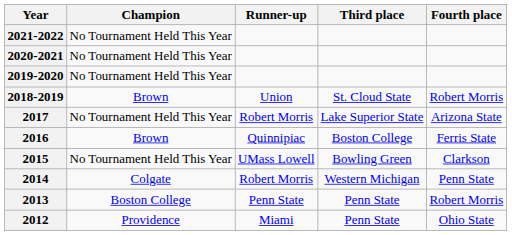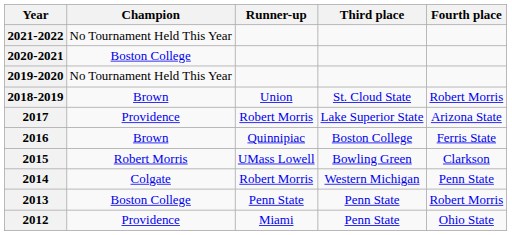(151, 55) No Tournament Held This Year -> (151, 55) Boston College
(151, 117) No Tournament Held This Year -> (151, 117) Providence
(151, 158) No Tournament Held This Year -> (151, 158) Robert Morris
